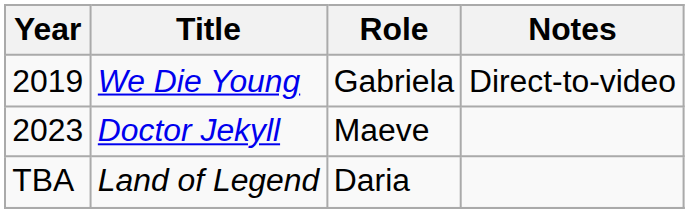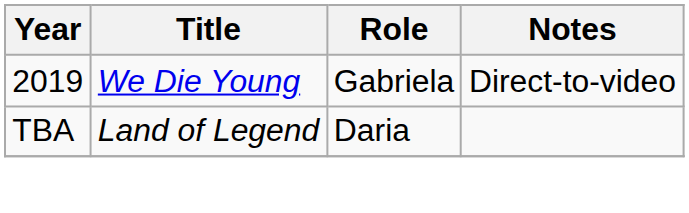- row: (189, 130)
